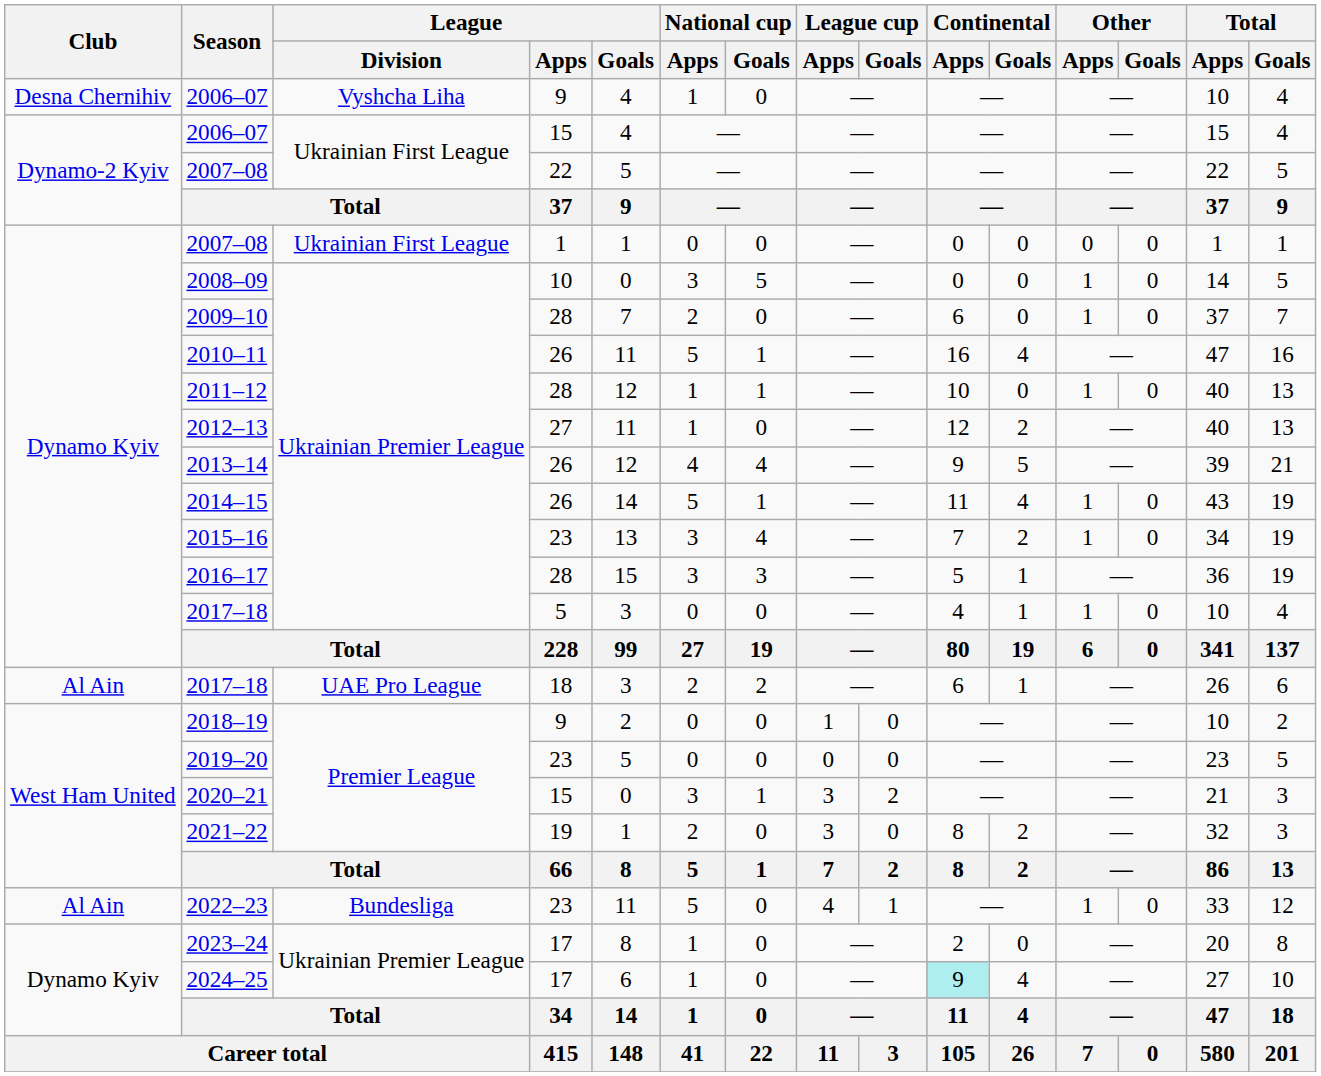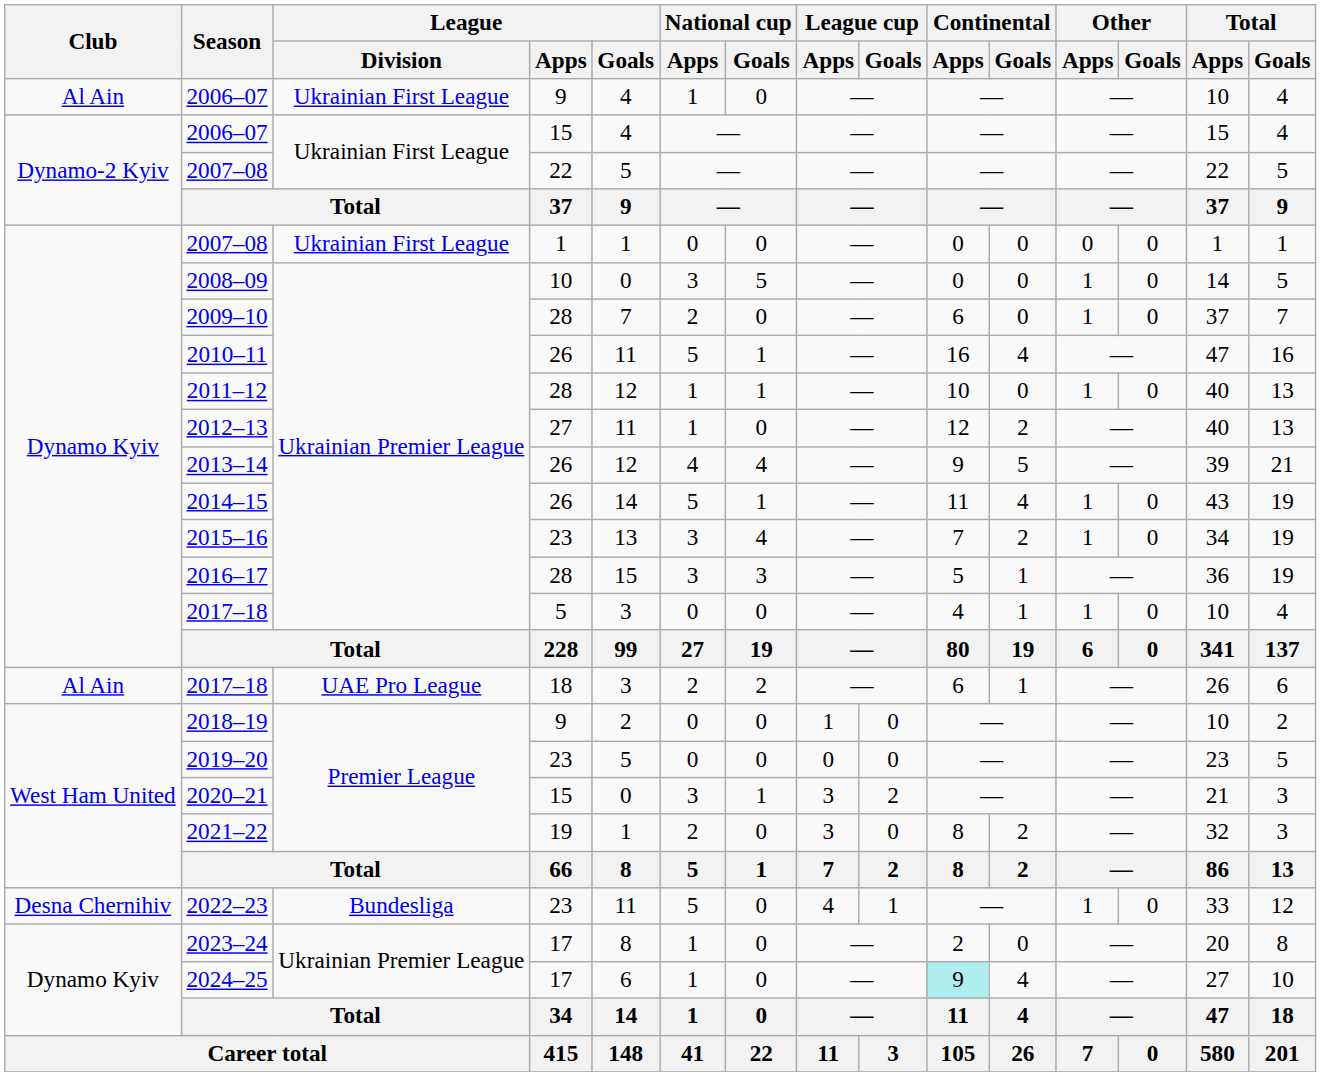(93, 96) Desna Chernihiv -> (93, 96) Al Ain
(401, 96) Vyshcha Liha -> (401, 96) Ukrainian First League
(93, 905) Al Ain -> (93, 905) Desna Chernihiv
